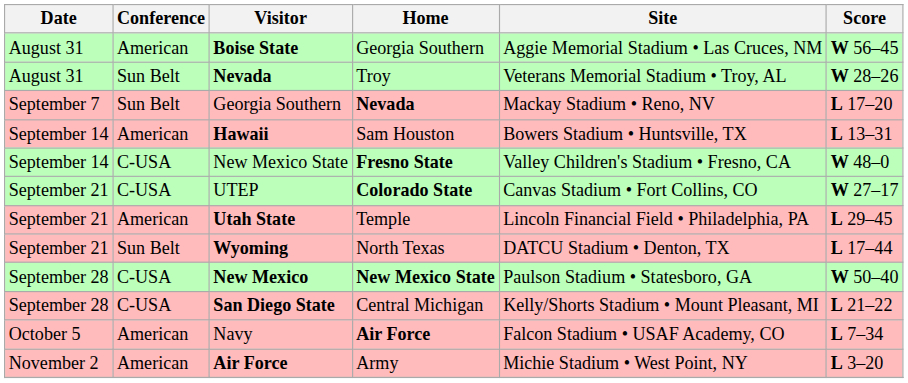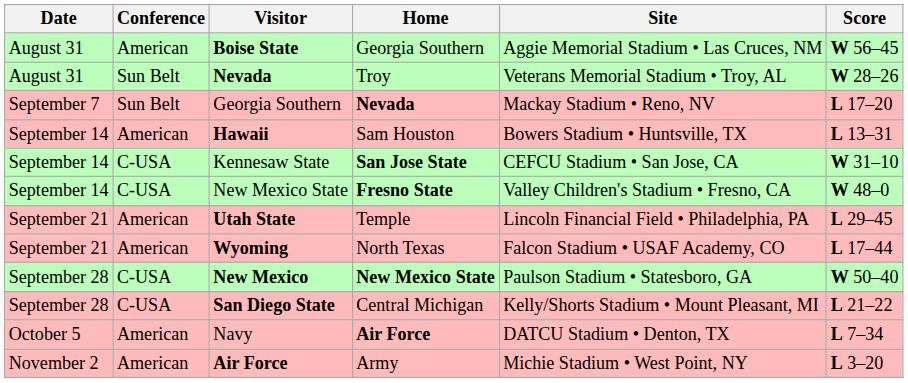+ row: (271, 162)
- row: (236, 190)
(148, 248) Sun Belt -> (153, 248) American
(616, 248) DATCU Stadium • Denton, TX -> (644, 248) Falcon Stadium • USAF Academy, CO
(644, 334) Falcon Stadium • USAF Academy, CO -> (616, 334) DATCU Stadium • Denton, TX
